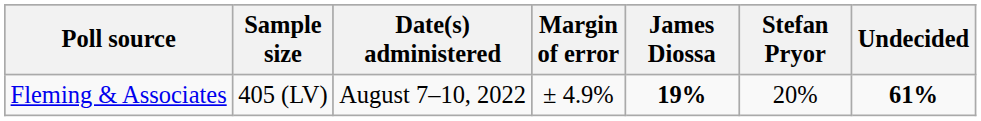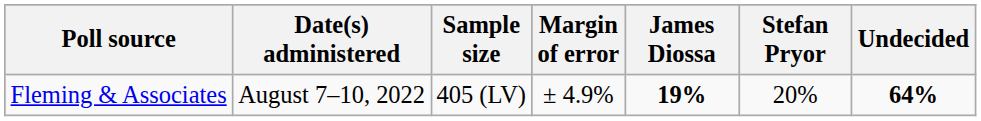columns swapped: (433, 39) <-> (283, 39)
(913, 94) 61% -> (913, 94) 64%
